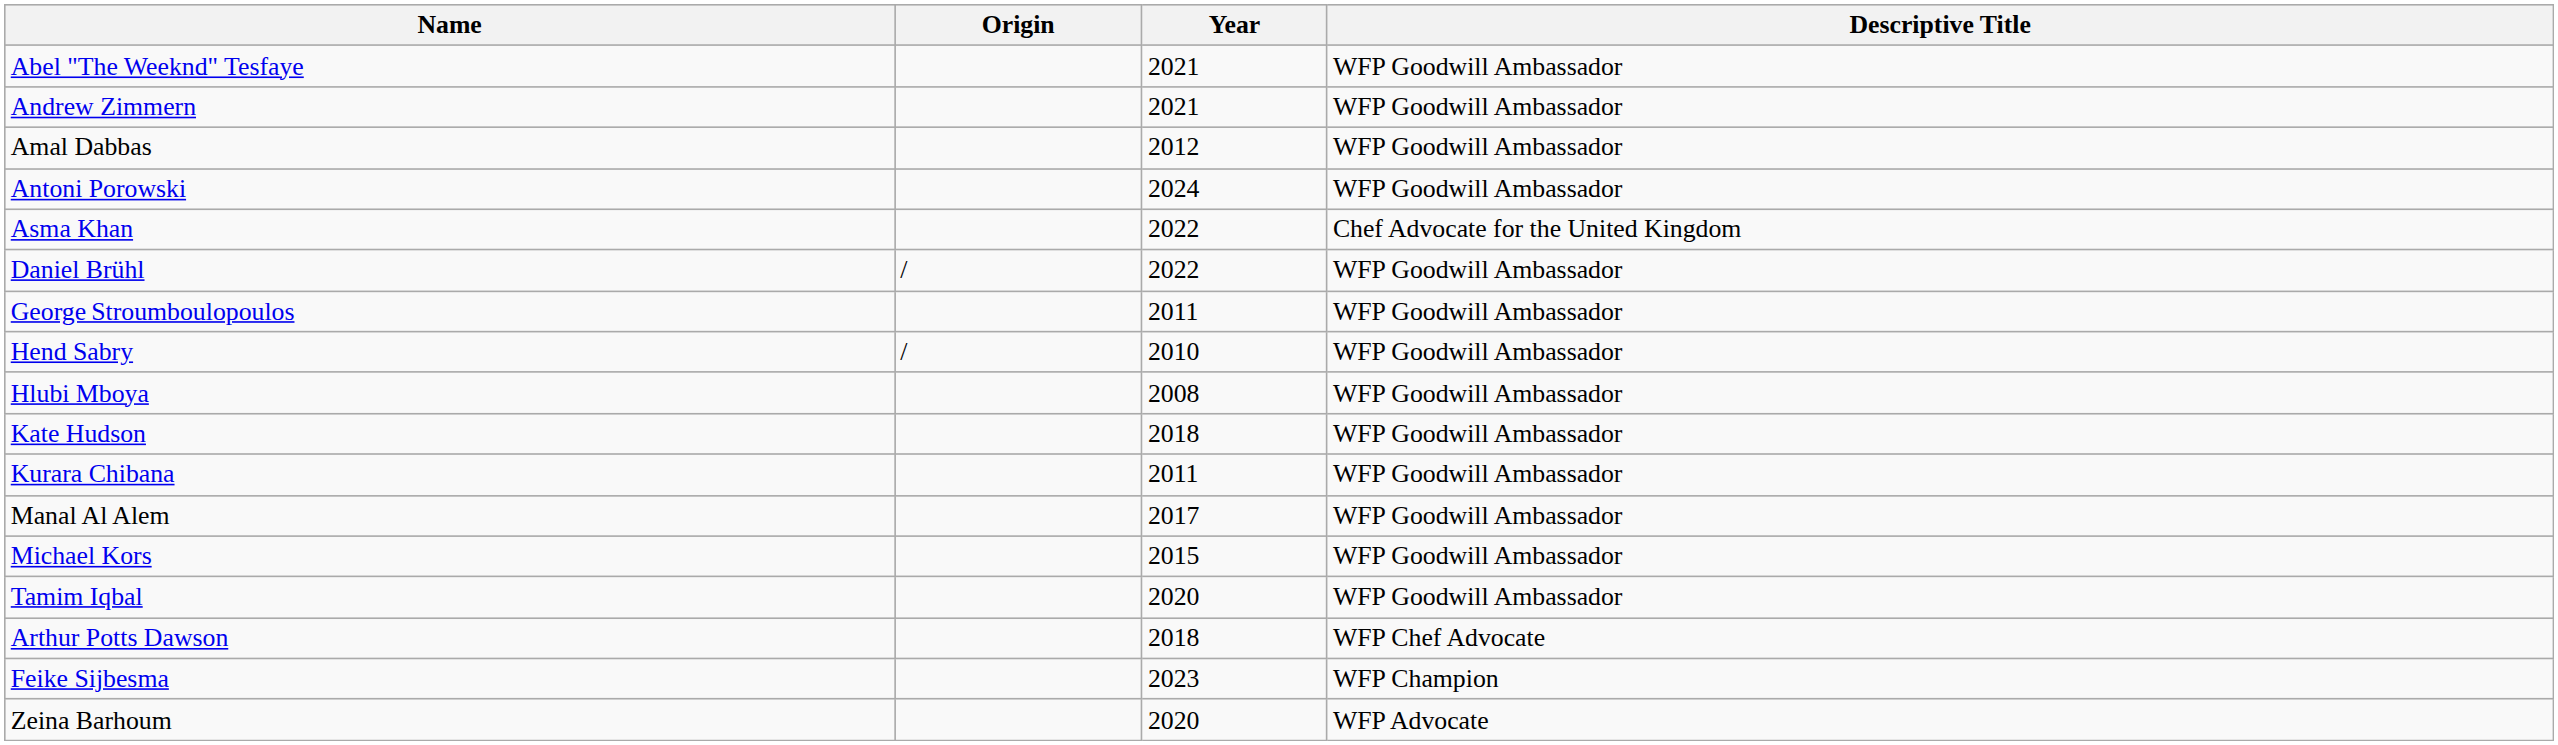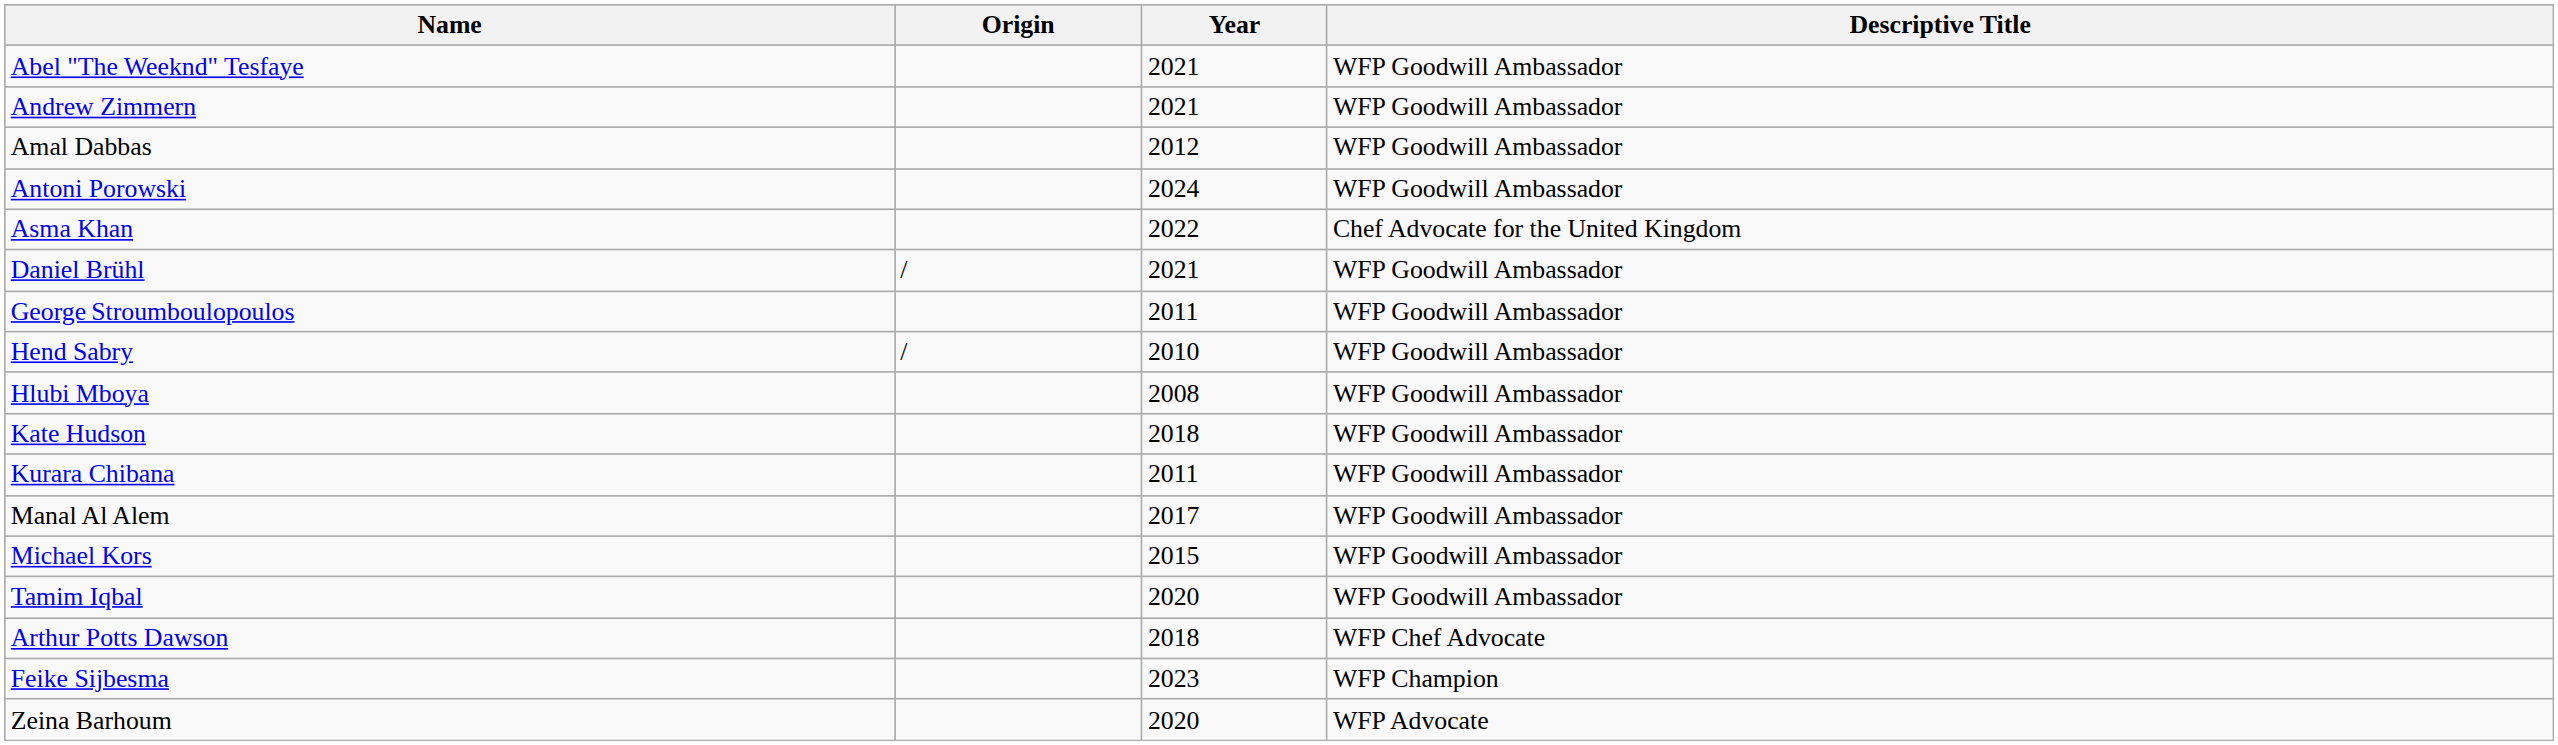(1174, 270) 2022 -> (1174, 270) 2021
